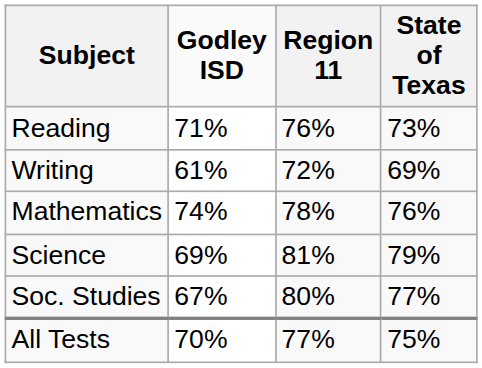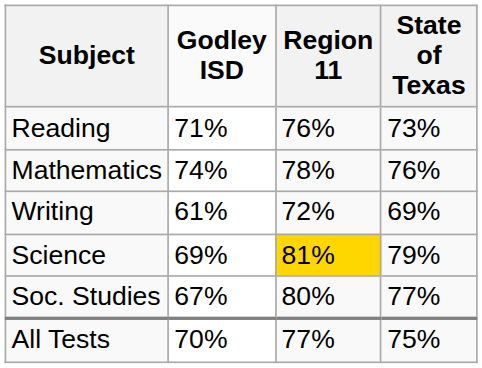rows swapped: (87, 212) <-> (53, 170)
(308, 254) no background -> (308, 254) gold background
